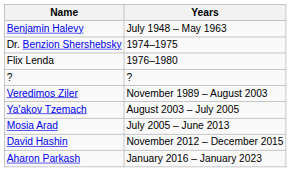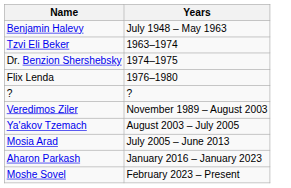+ row: (38, 45)
- row: (37, 142)
+ row: (36, 175)
